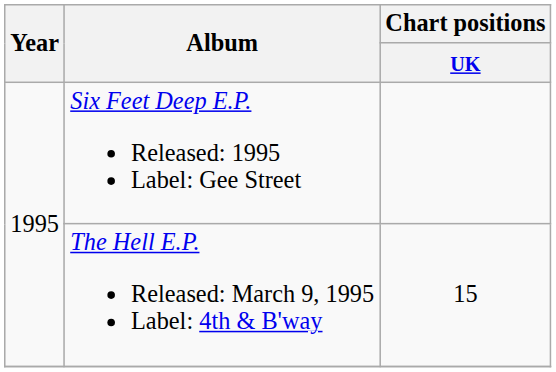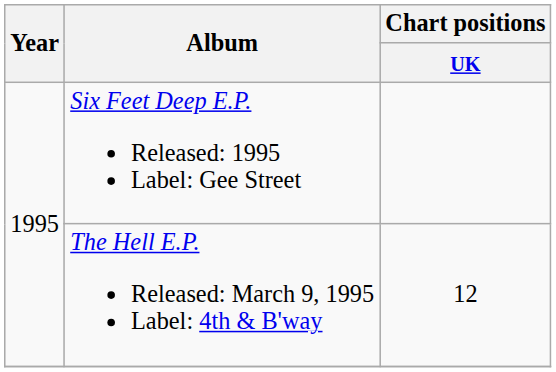(465, 294) 15 -> (465, 294) 12
